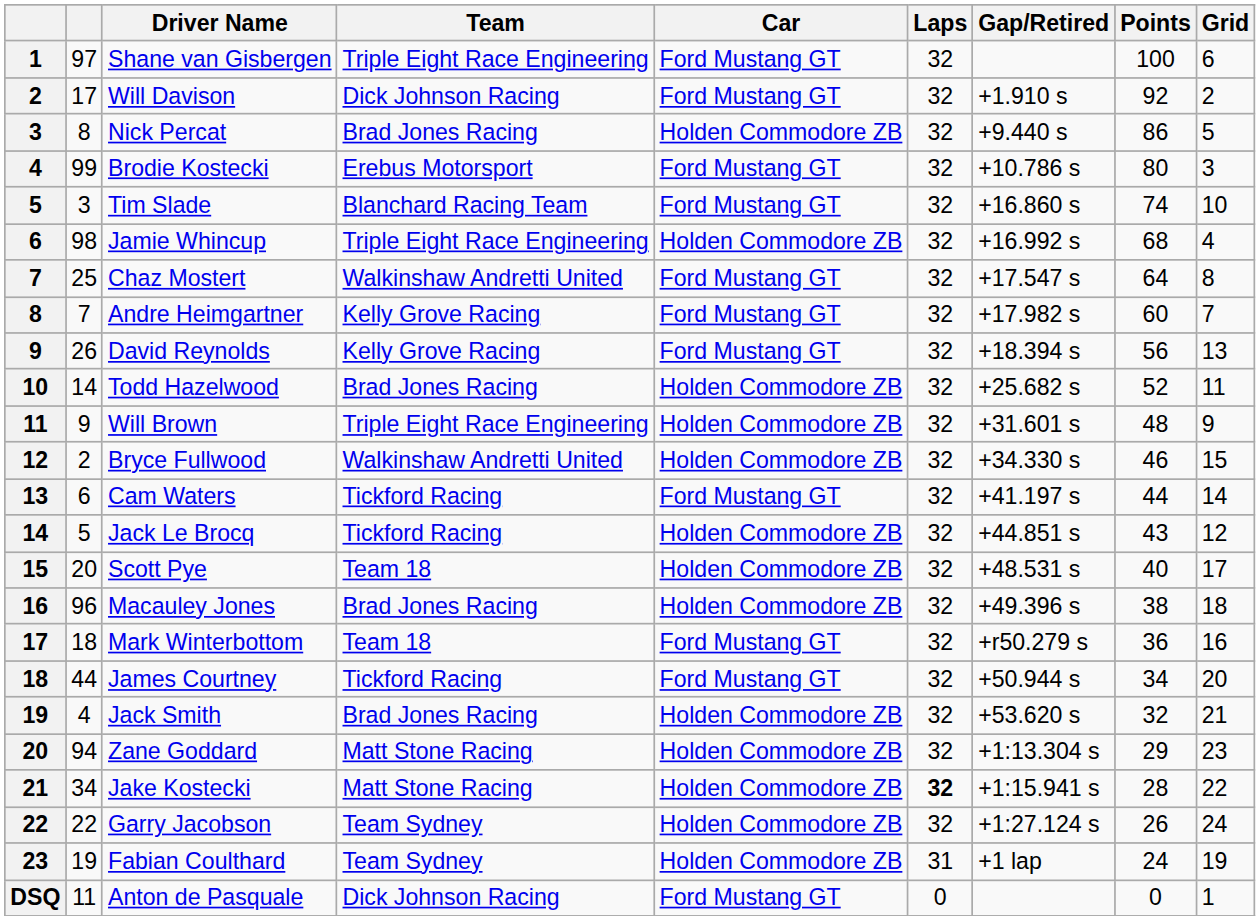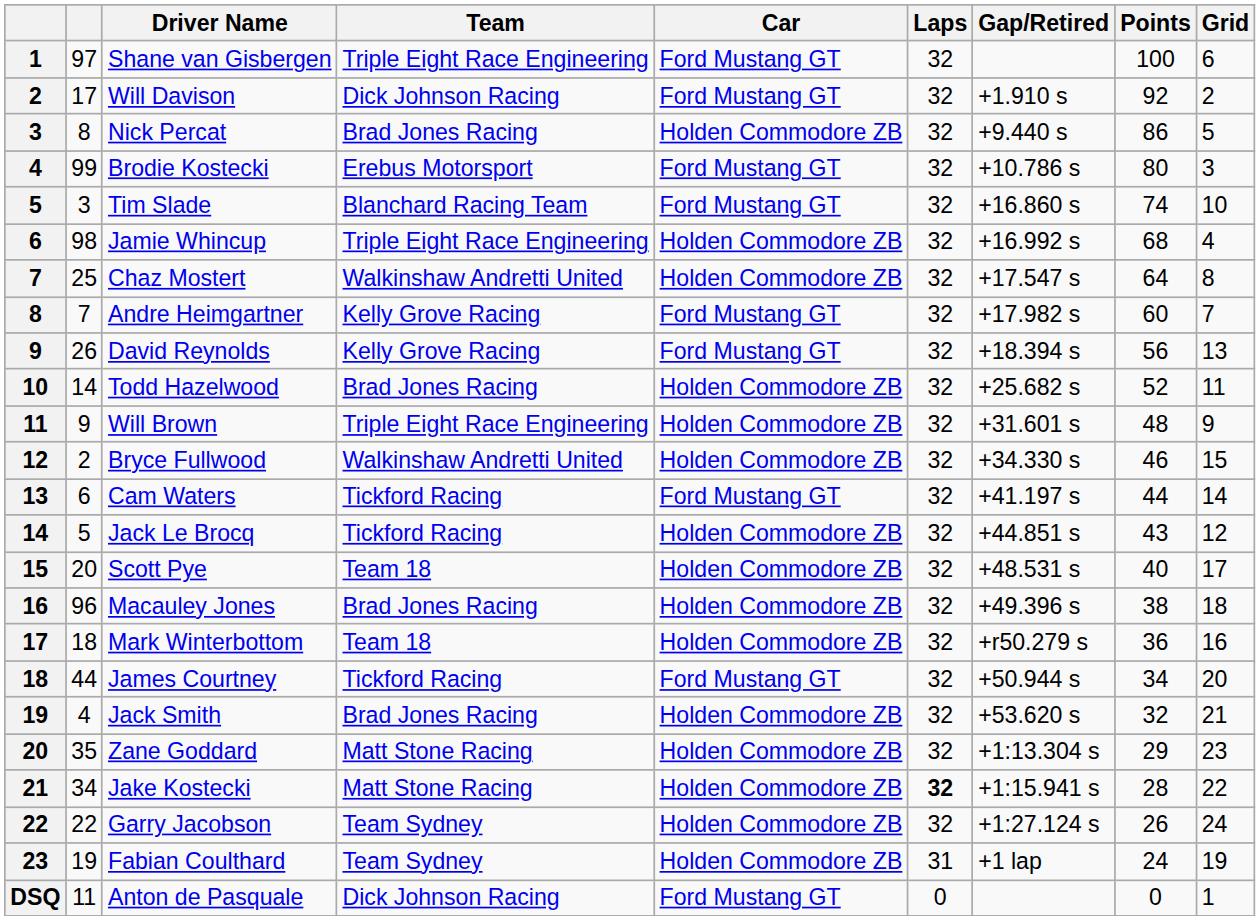(750, 278) Ford Mustang GT -> (781, 278) Holden Commodore ZB
(750, 642) Ford Mustang GT -> (781, 642) Holden Commodore ZB
(84, 752) 94 -> (84, 752) 35
